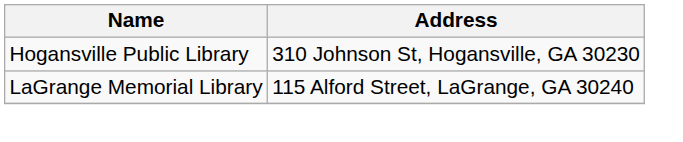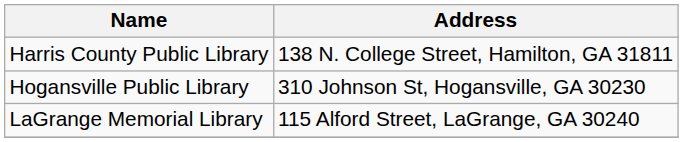+ row: (139, 53)
